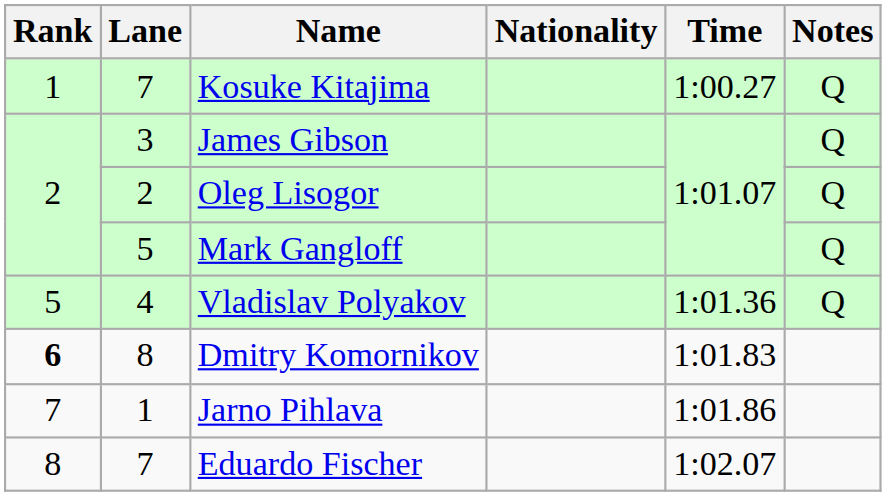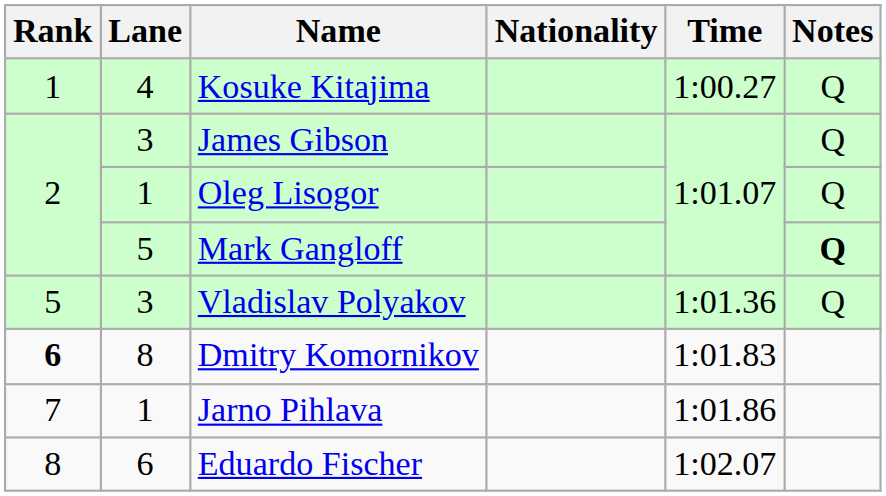(145, 85) 7 -> (145, 85) 4
(145, 193) 2 -> (145, 193) 1
(833, 247) normal -> (833, 247) bold
(145, 301) 4 -> (145, 301) 3
(145, 463) 7 -> (145, 463) 6
